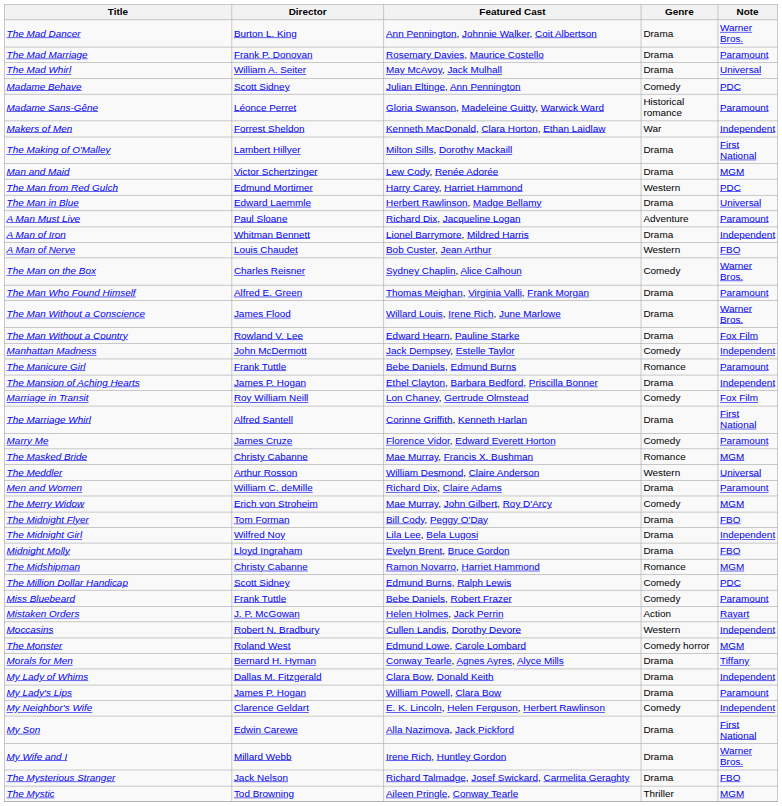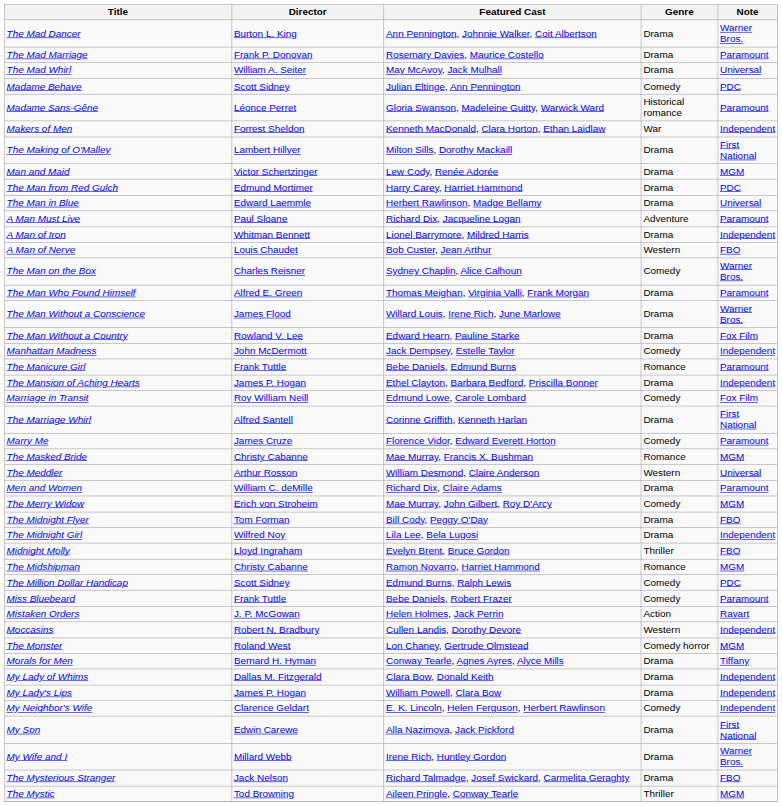(662, 187) Western -> (658, 187) Drama
(457, 398) Lon Chaney, Gertrude Olmstead -> (456, 398) Edmund Lowe, Carole Lombard
(658, 551) Drama -> (659, 551) Thriller
(456, 645) Edmund Lowe, Carole Lombard -> (457, 645) Lon Chaney, Gertrude Olmstead
(744, 692) Paramount -> (748, 692) Independent
